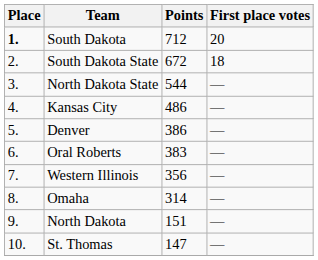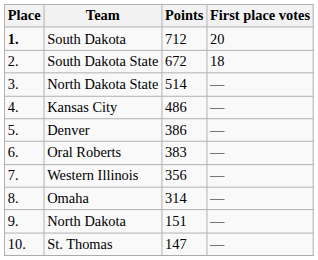(176, 84) 544 -> (176, 84) 514
